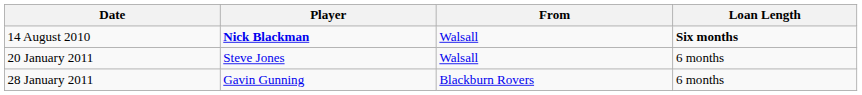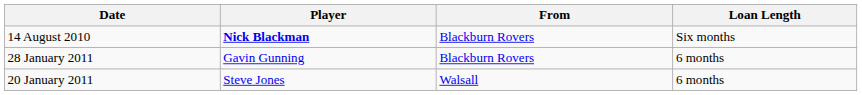(459, 37) Walsall -> (487, 37) Blackburn Rovers
(707, 37) bold -> (705, 37) normal
rows swapped: (50, 58) <-> (50, 80)
